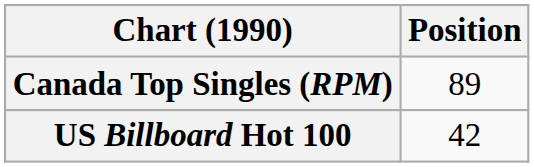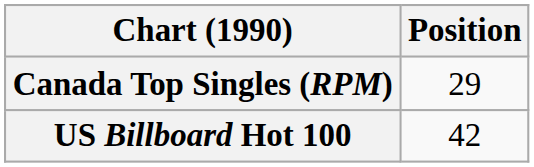(465, 82) 89 -> (465, 82) 29
